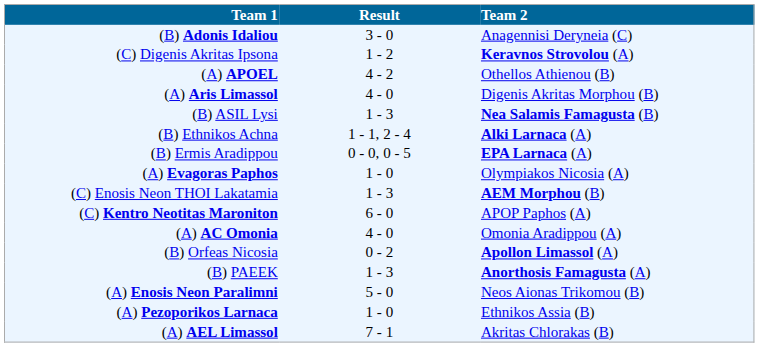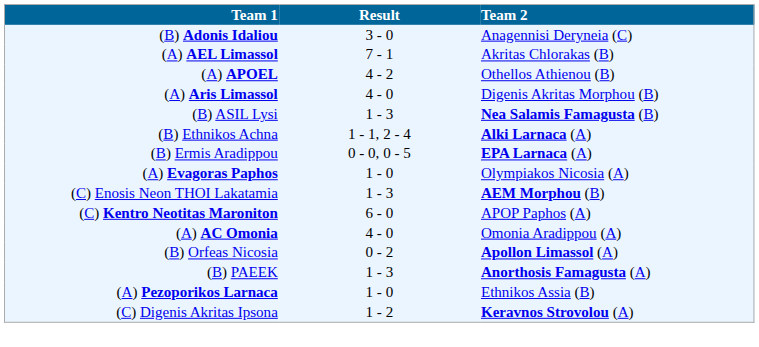rows swapped: (220, 331) <-> (197, 54)
- row: (192, 292)
